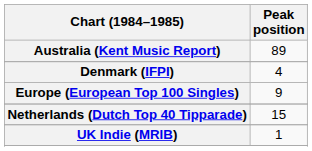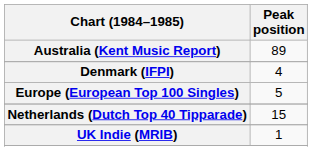(279, 93) 9 -> (279, 93) 5
